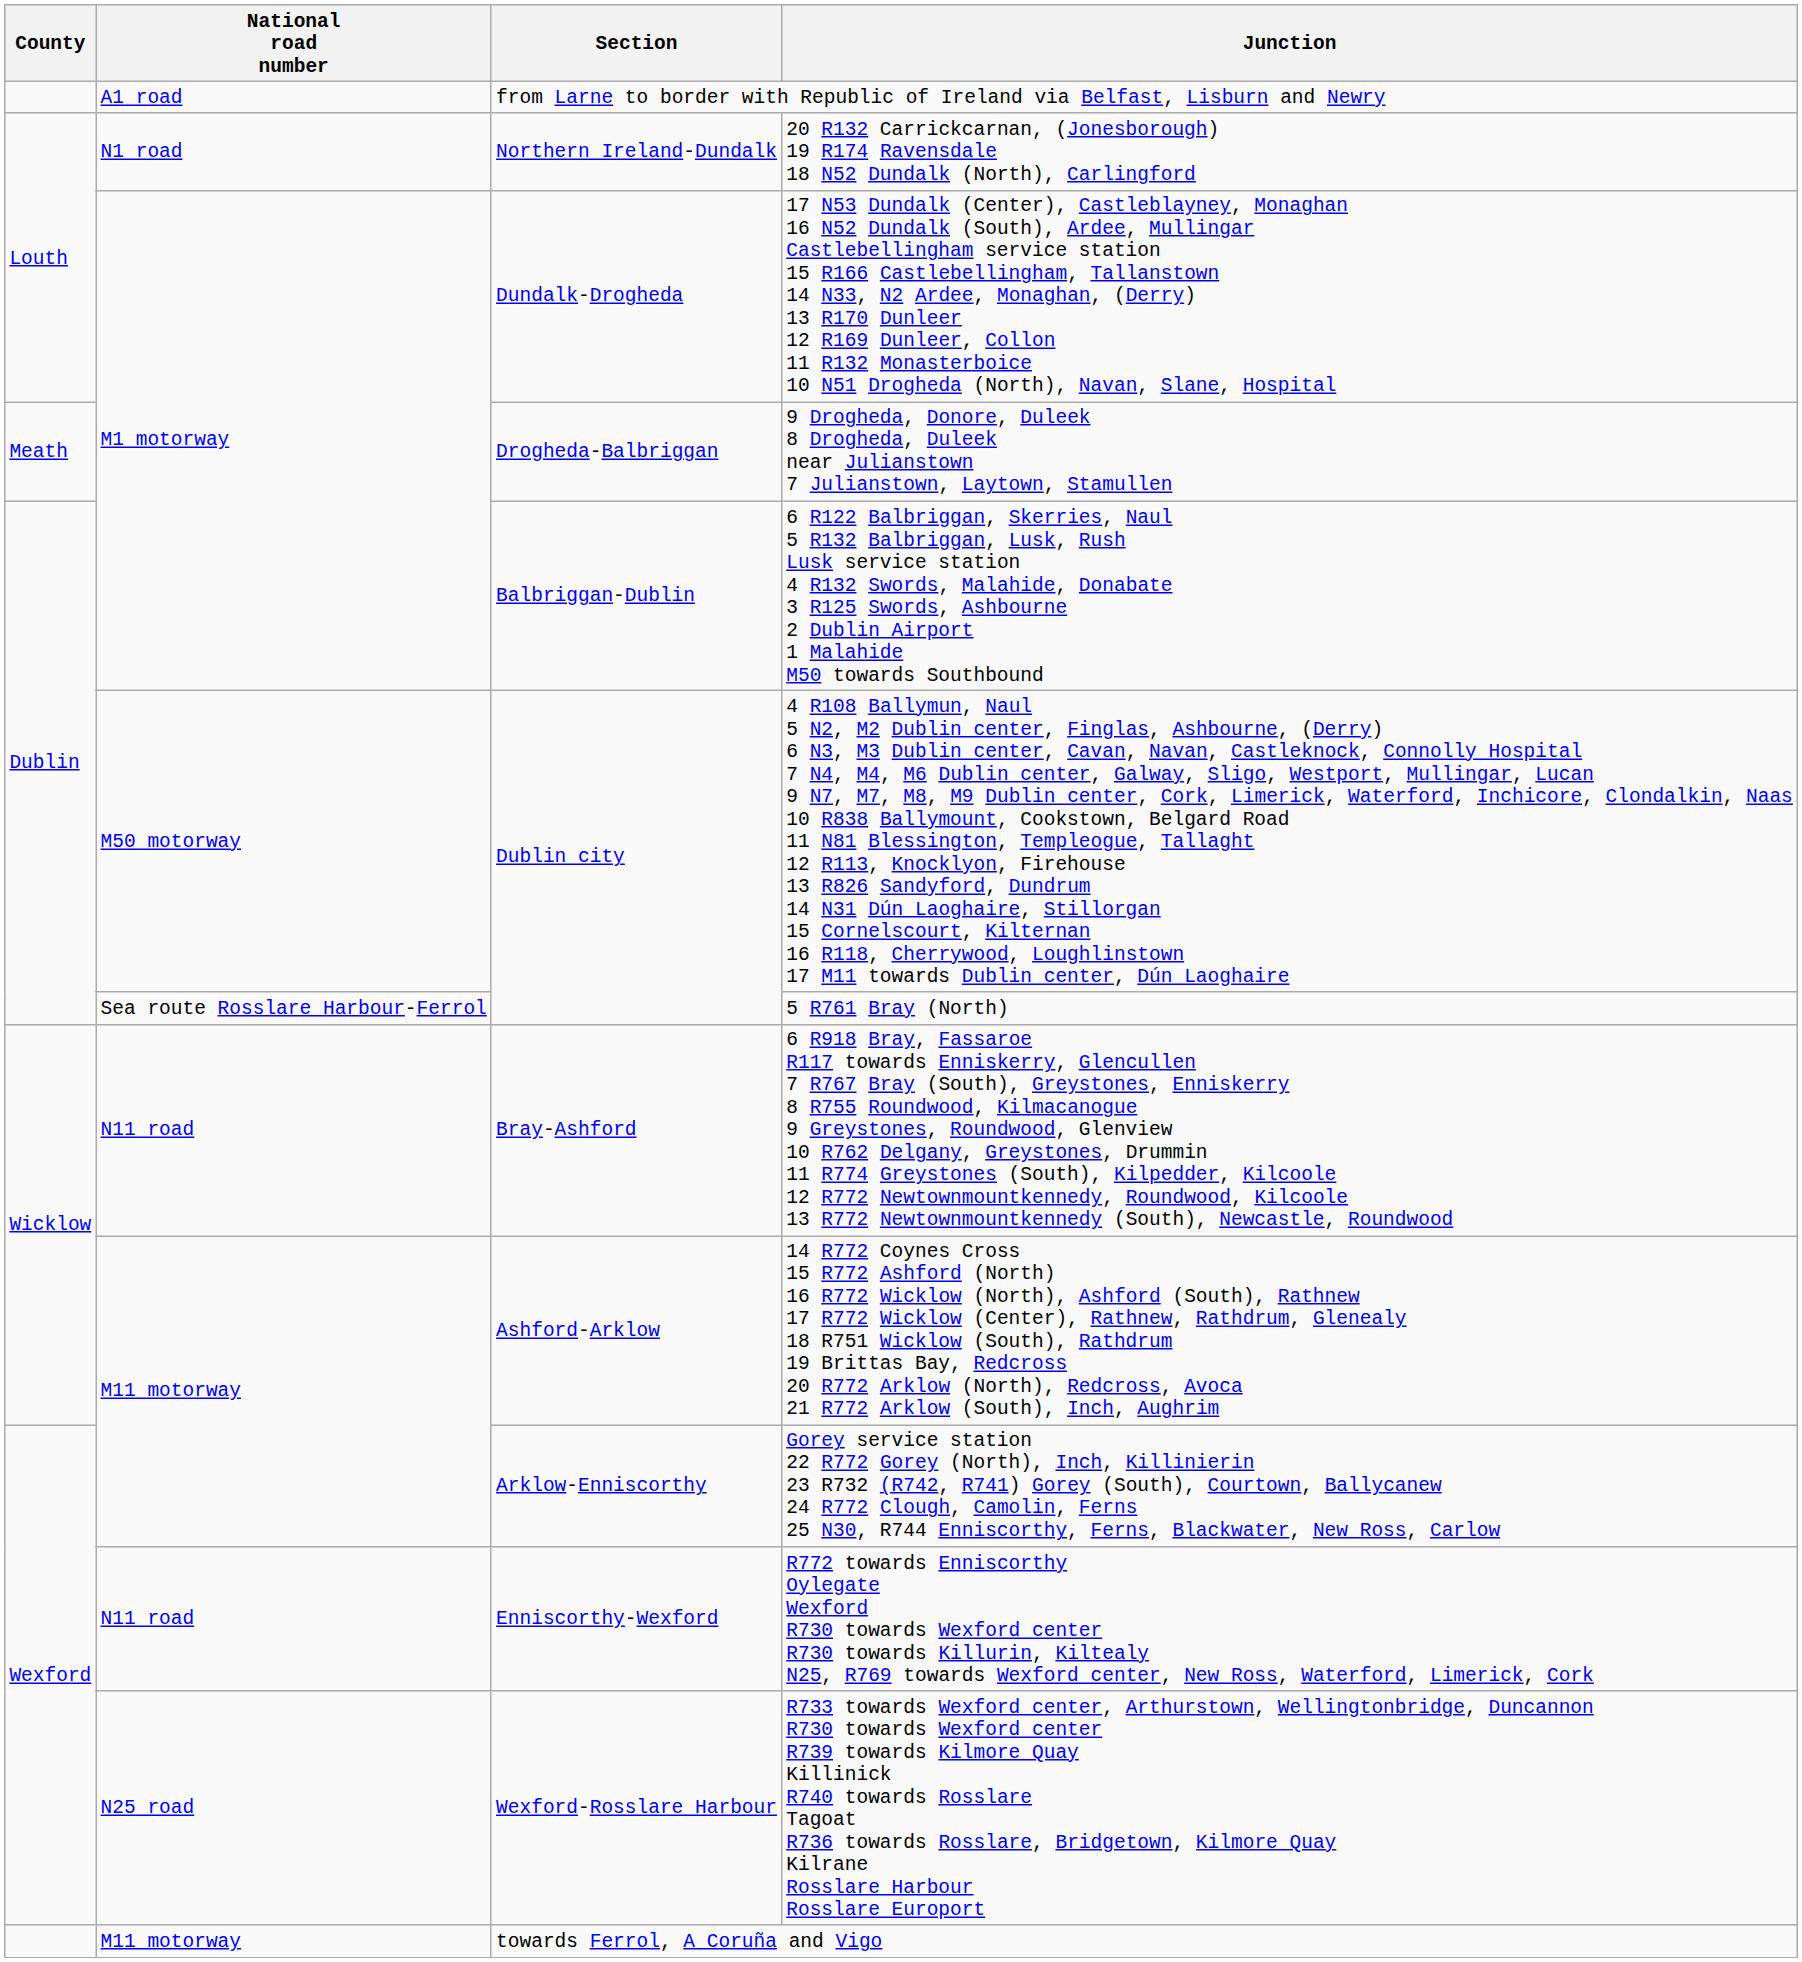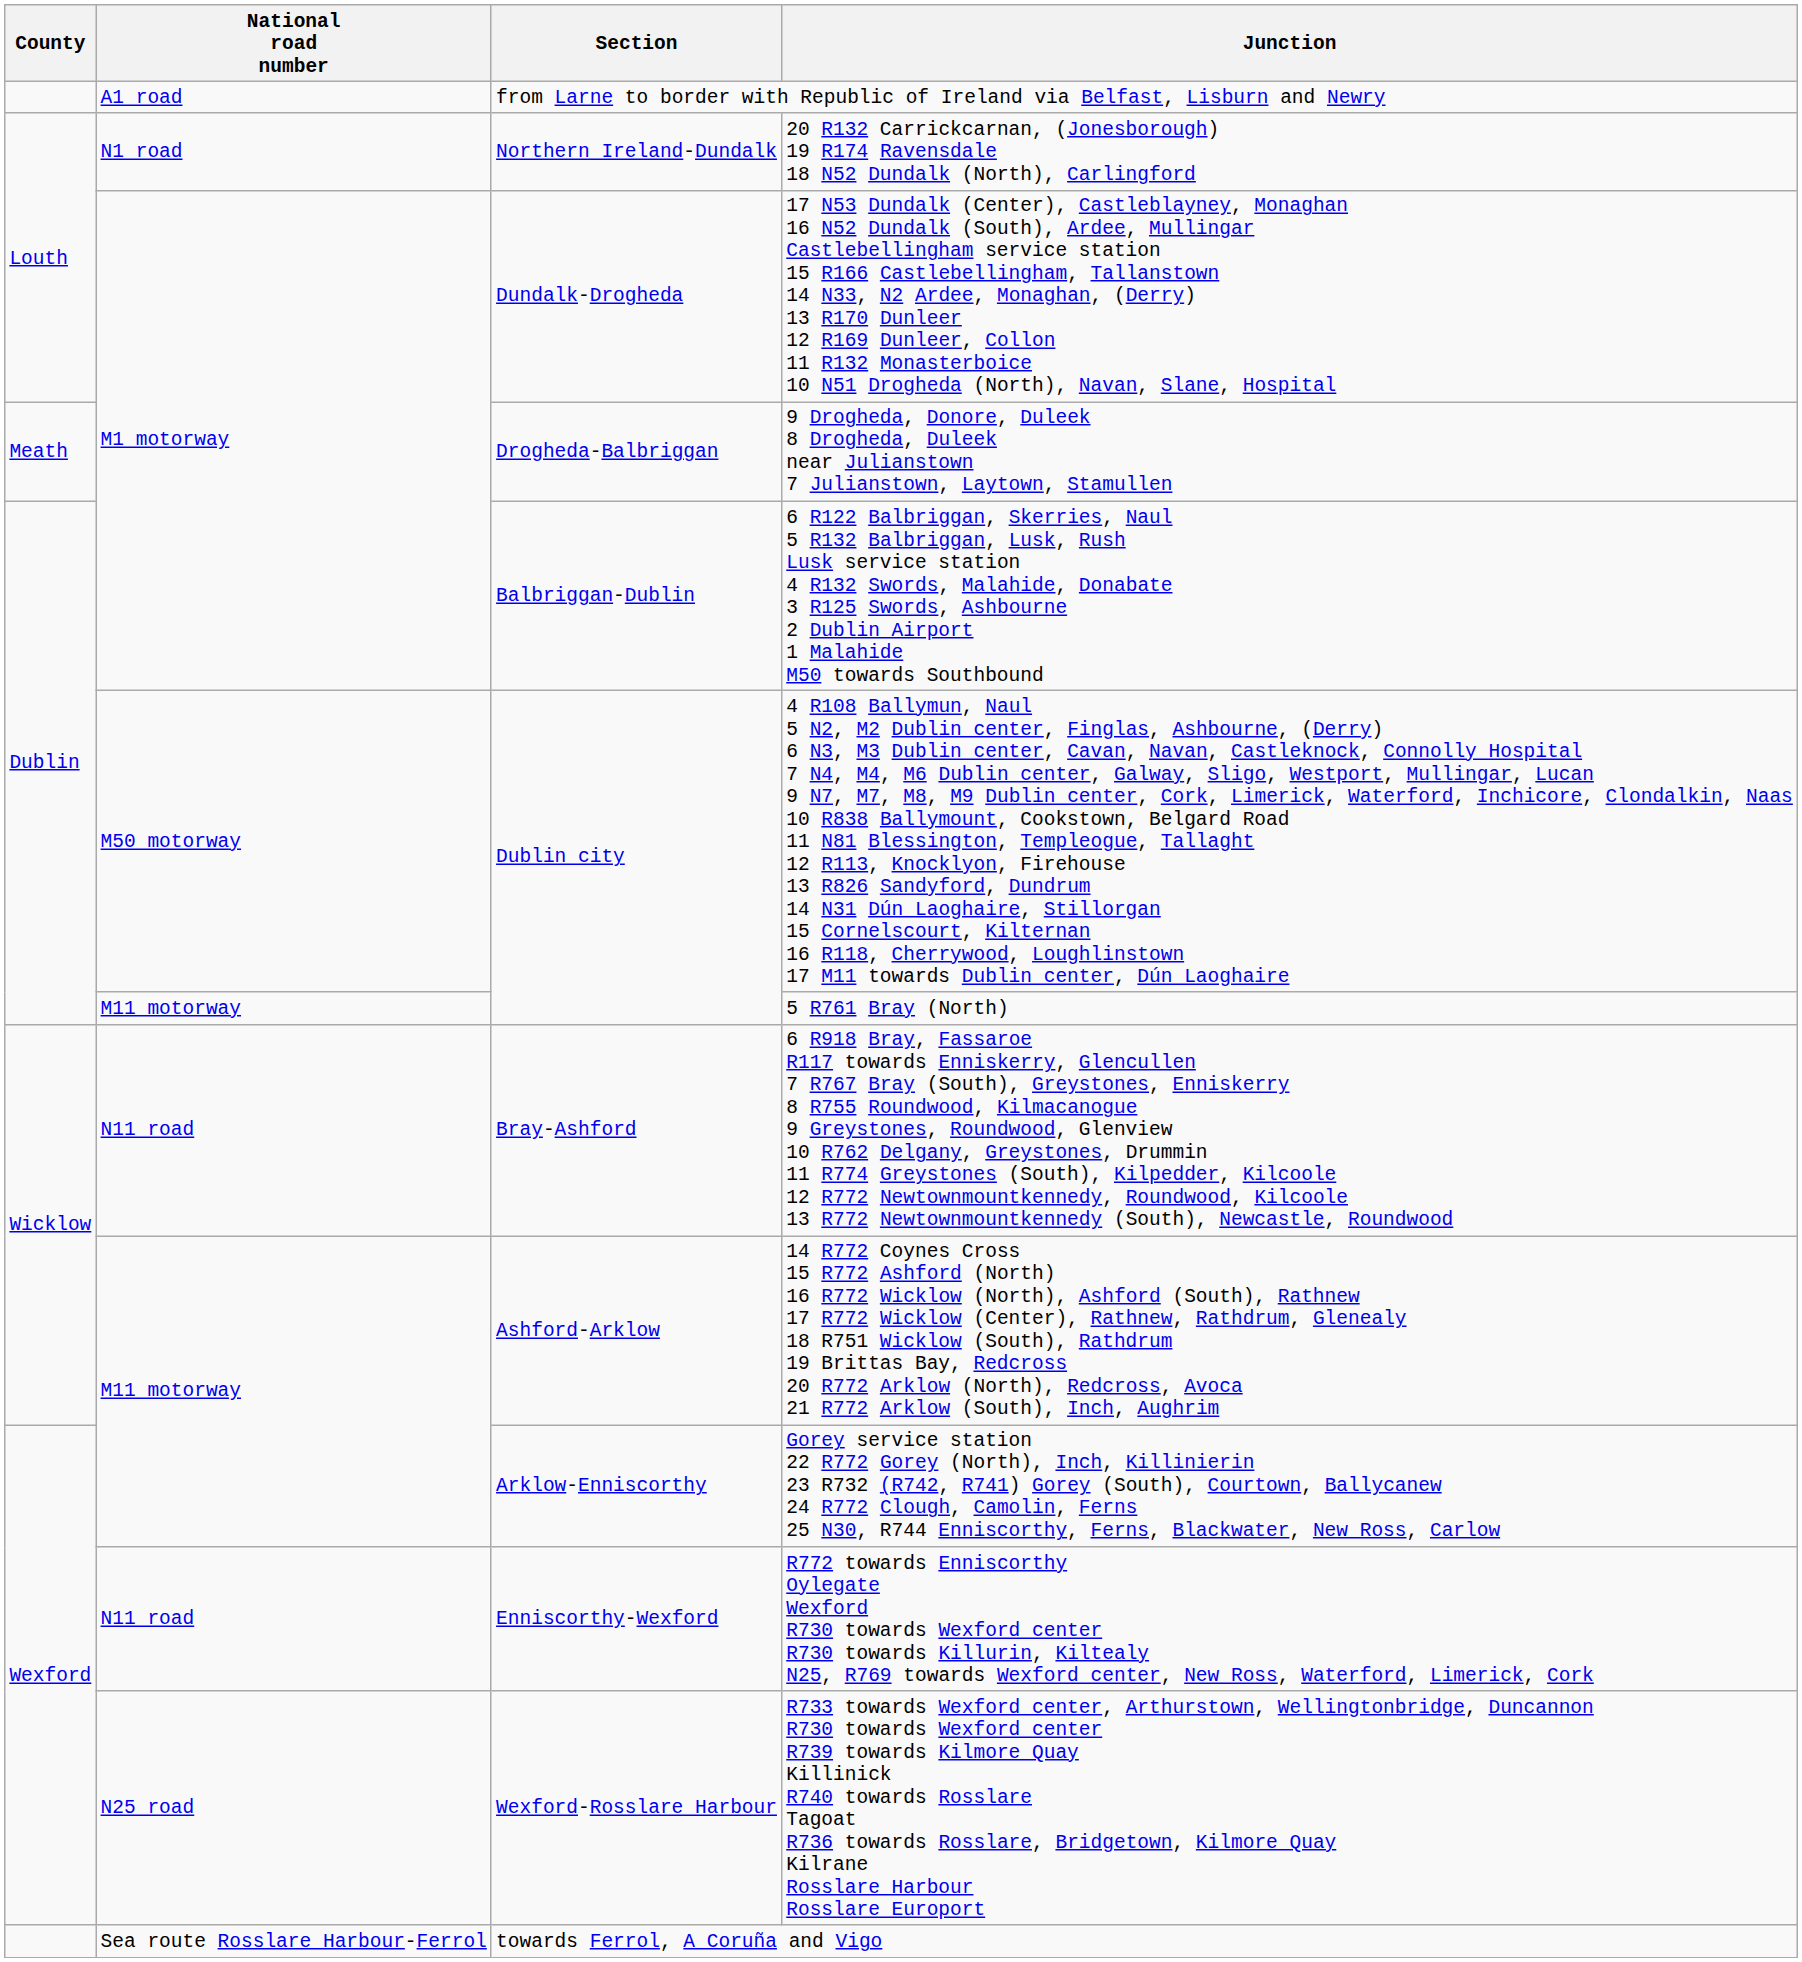(294, 1008) Sea route Rosslare Harbour-Ferrol -> (171, 1008) M11 motorway
(171, 1941) M11 motorway -> (294, 1941) Sea route Rosslare Harbour-Ferrol
